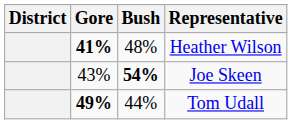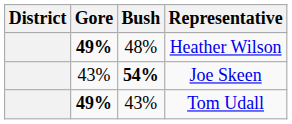(94, 47) 41% -> (94, 47) 49%
(141, 103) 44% -> (141, 103) 43%
